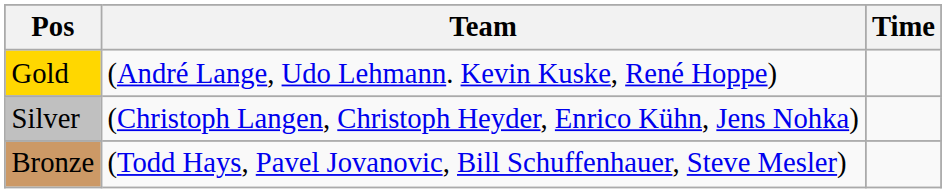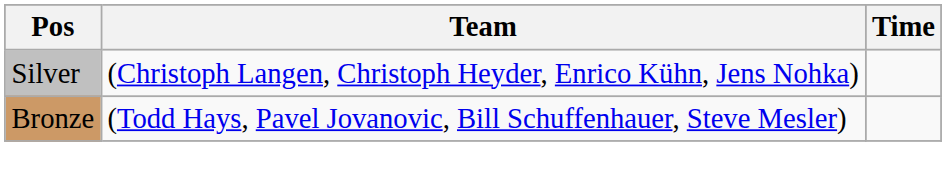- row: (40, 72)
